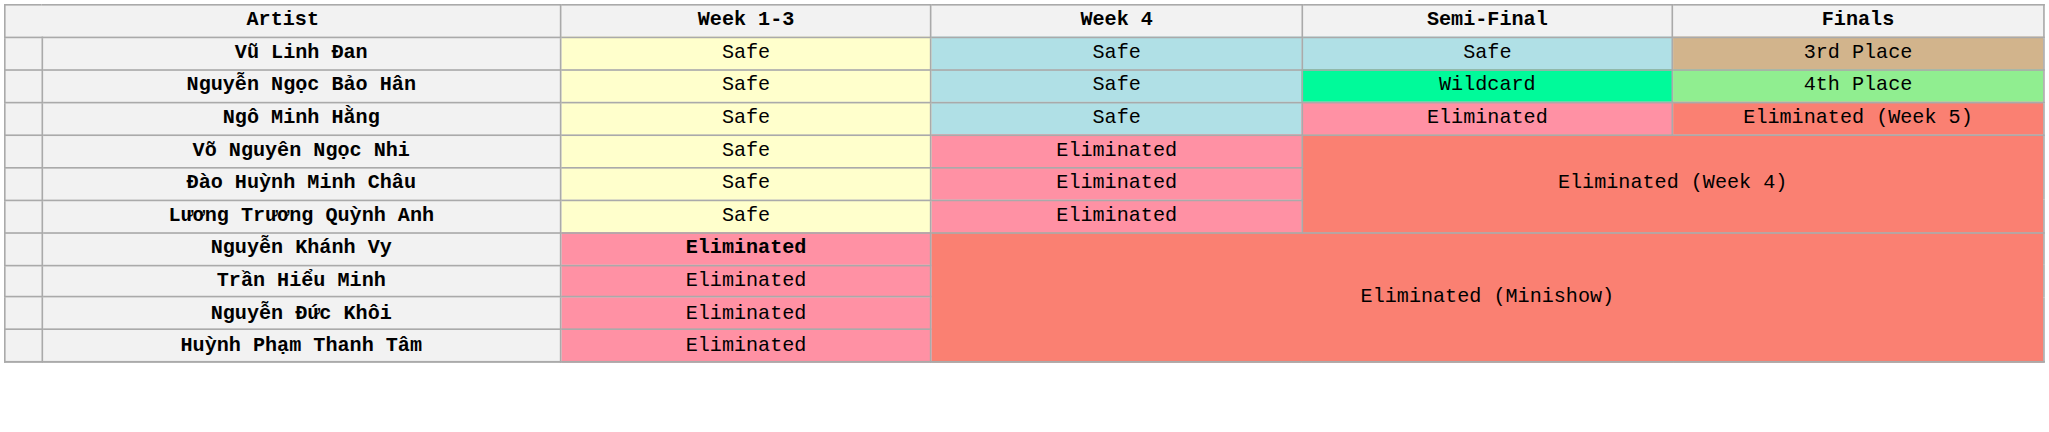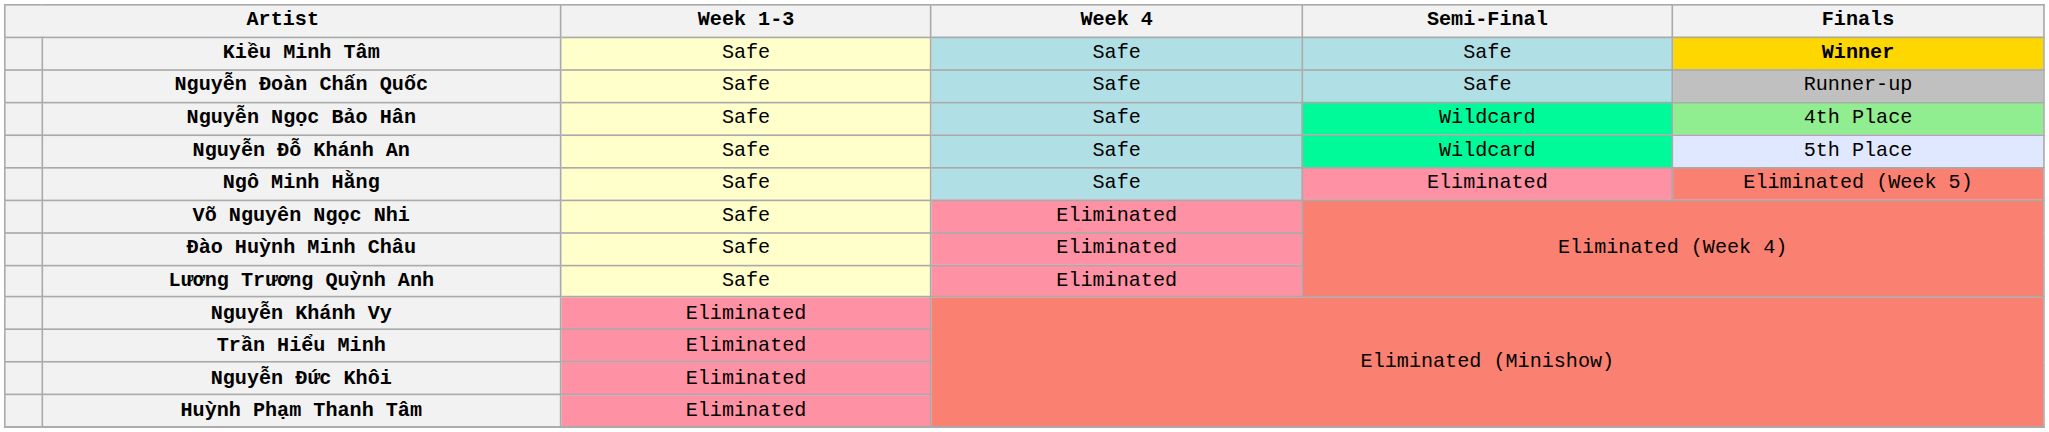+ row: (301, 54)
+ row: (301, 86)
- row: (301, 54)
+ row: (301, 151)
(746, 249) bold -> (746, 314) normal
